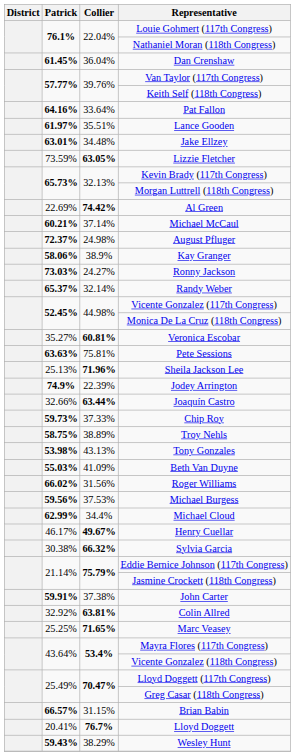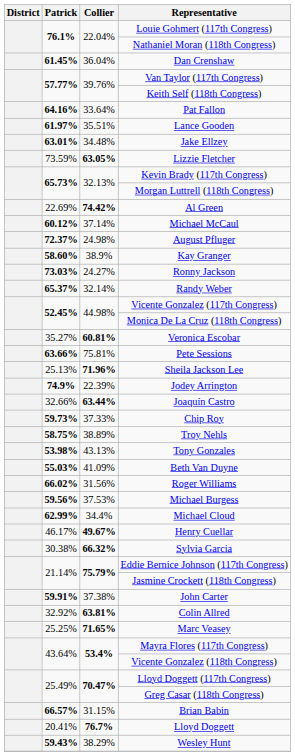(61, 223) 60.21% -> (61, 223) 60.12%
(61, 256) 58.06% -> (61, 256) 58.60%
(61, 353) 63.63% -> (61, 353) 63.66%
